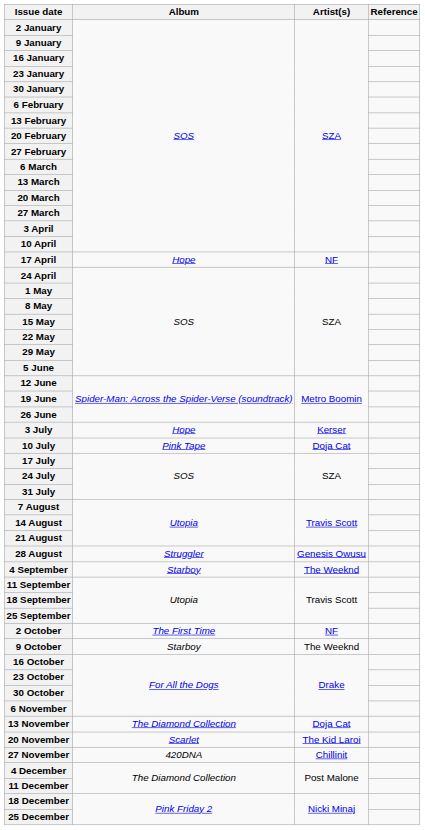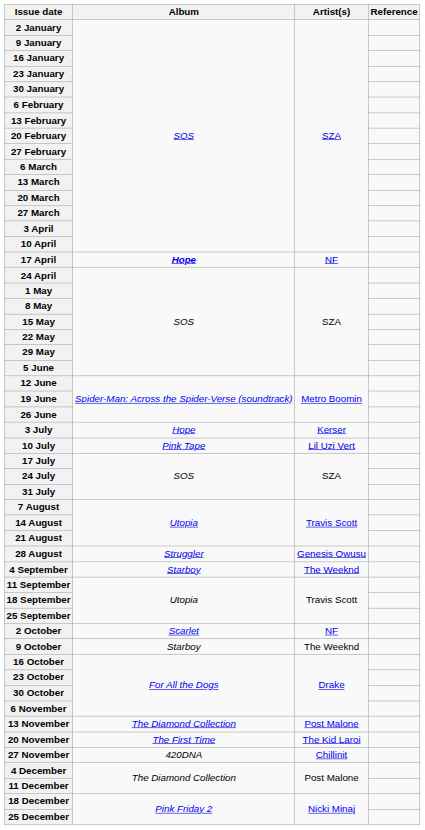(184, 259) normal -> (184, 259) bold
(332, 445) Doja Cat -> (332, 445) Lil Uzi Vert
(184, 631) The First Time -> (184, 631) Scarlet
(332, 724) Doja Cat -> (332, 724) Post Malone
(184, 739) Scarlet -> (184, 739) The First Time
